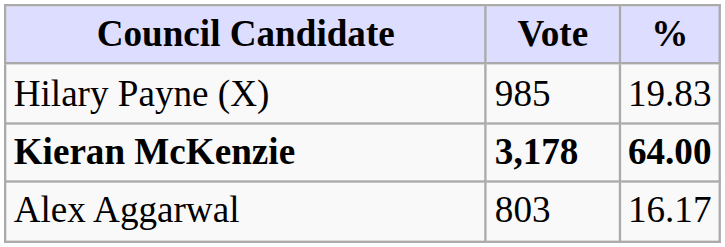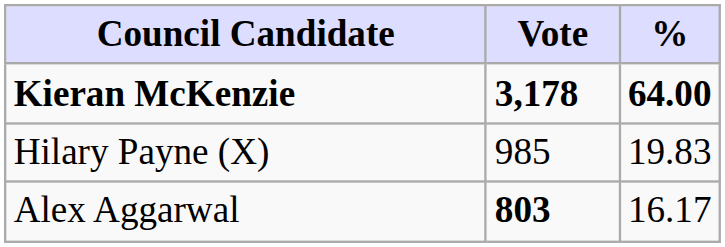rows swapped: (154, 151) <-> (142, 92)
(523, 210) normal -> (523, 210) bold
